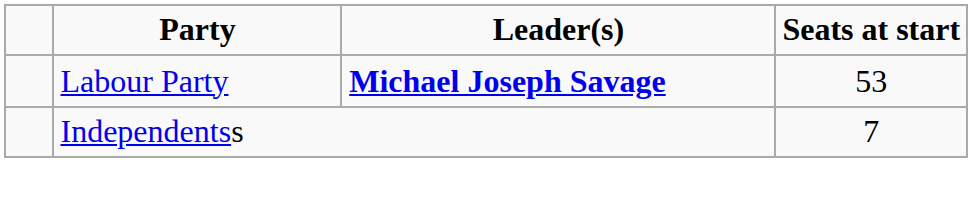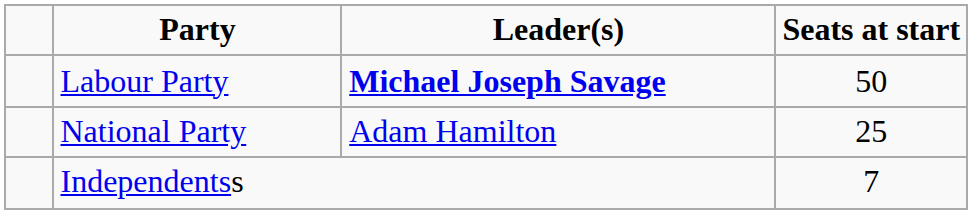(871, 80) 53 -> (871, 80) 50
+ row: (153, 131)
